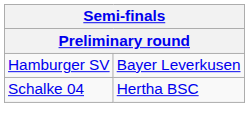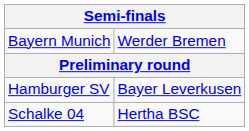+ row: (59, 41)
